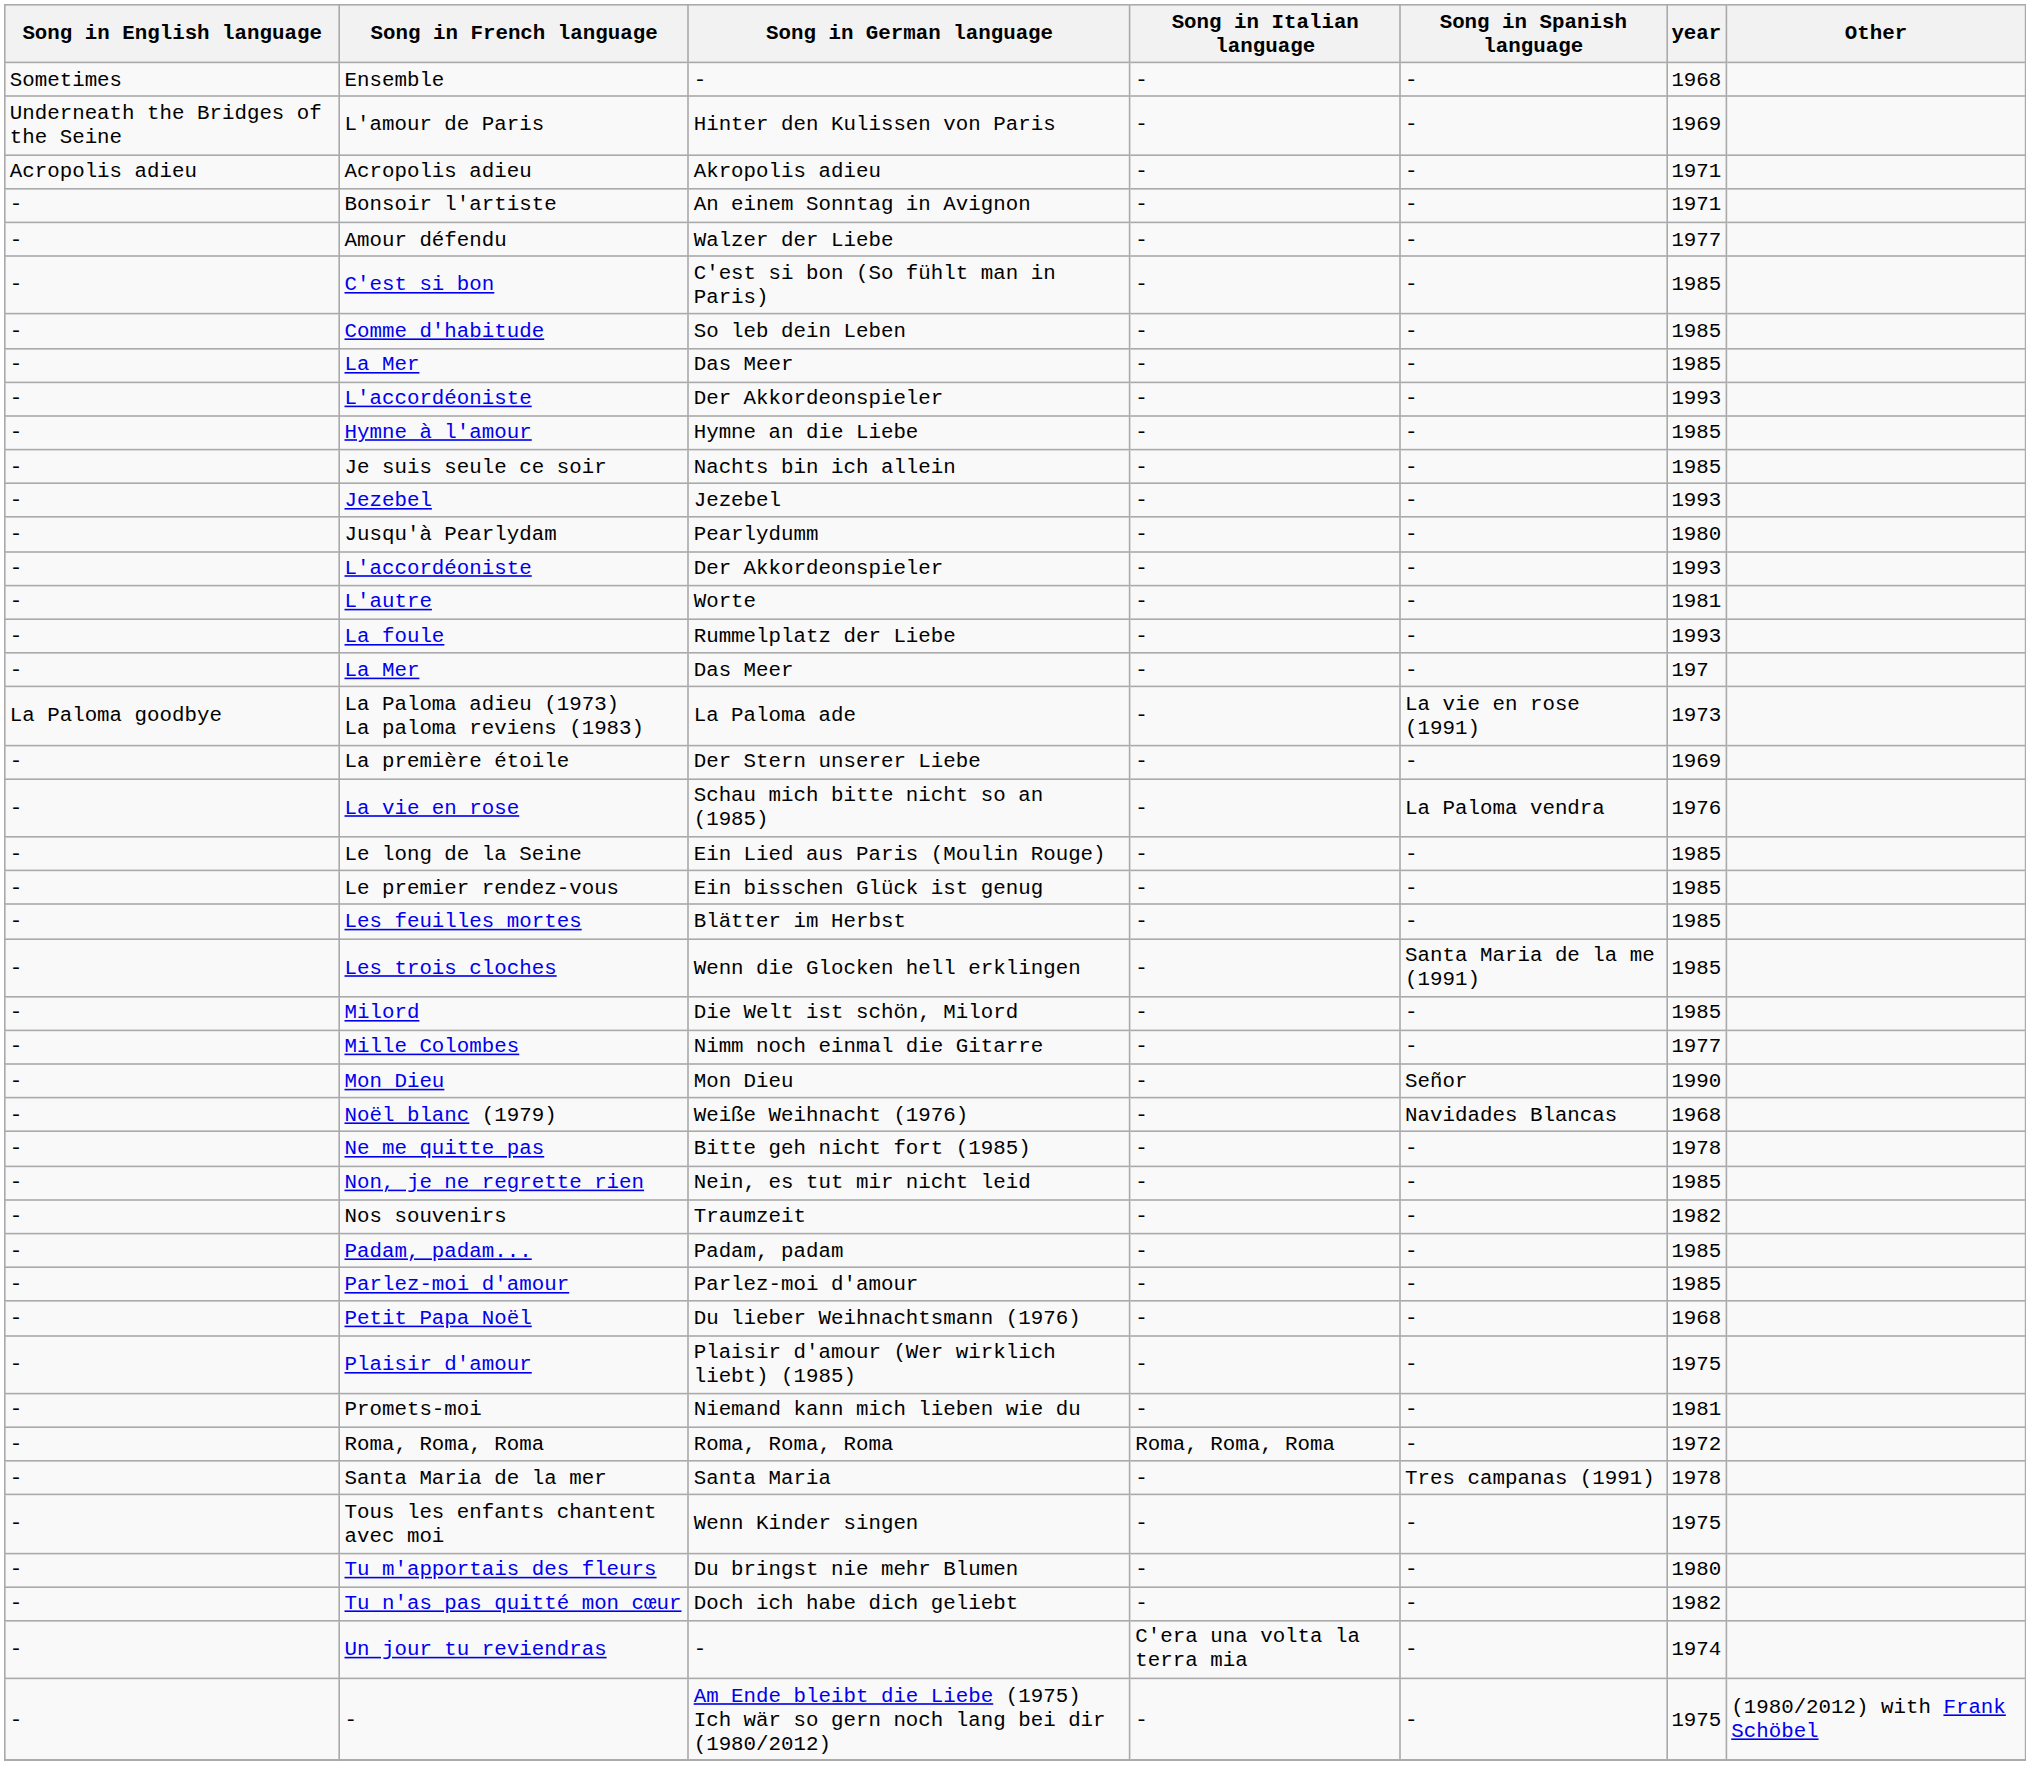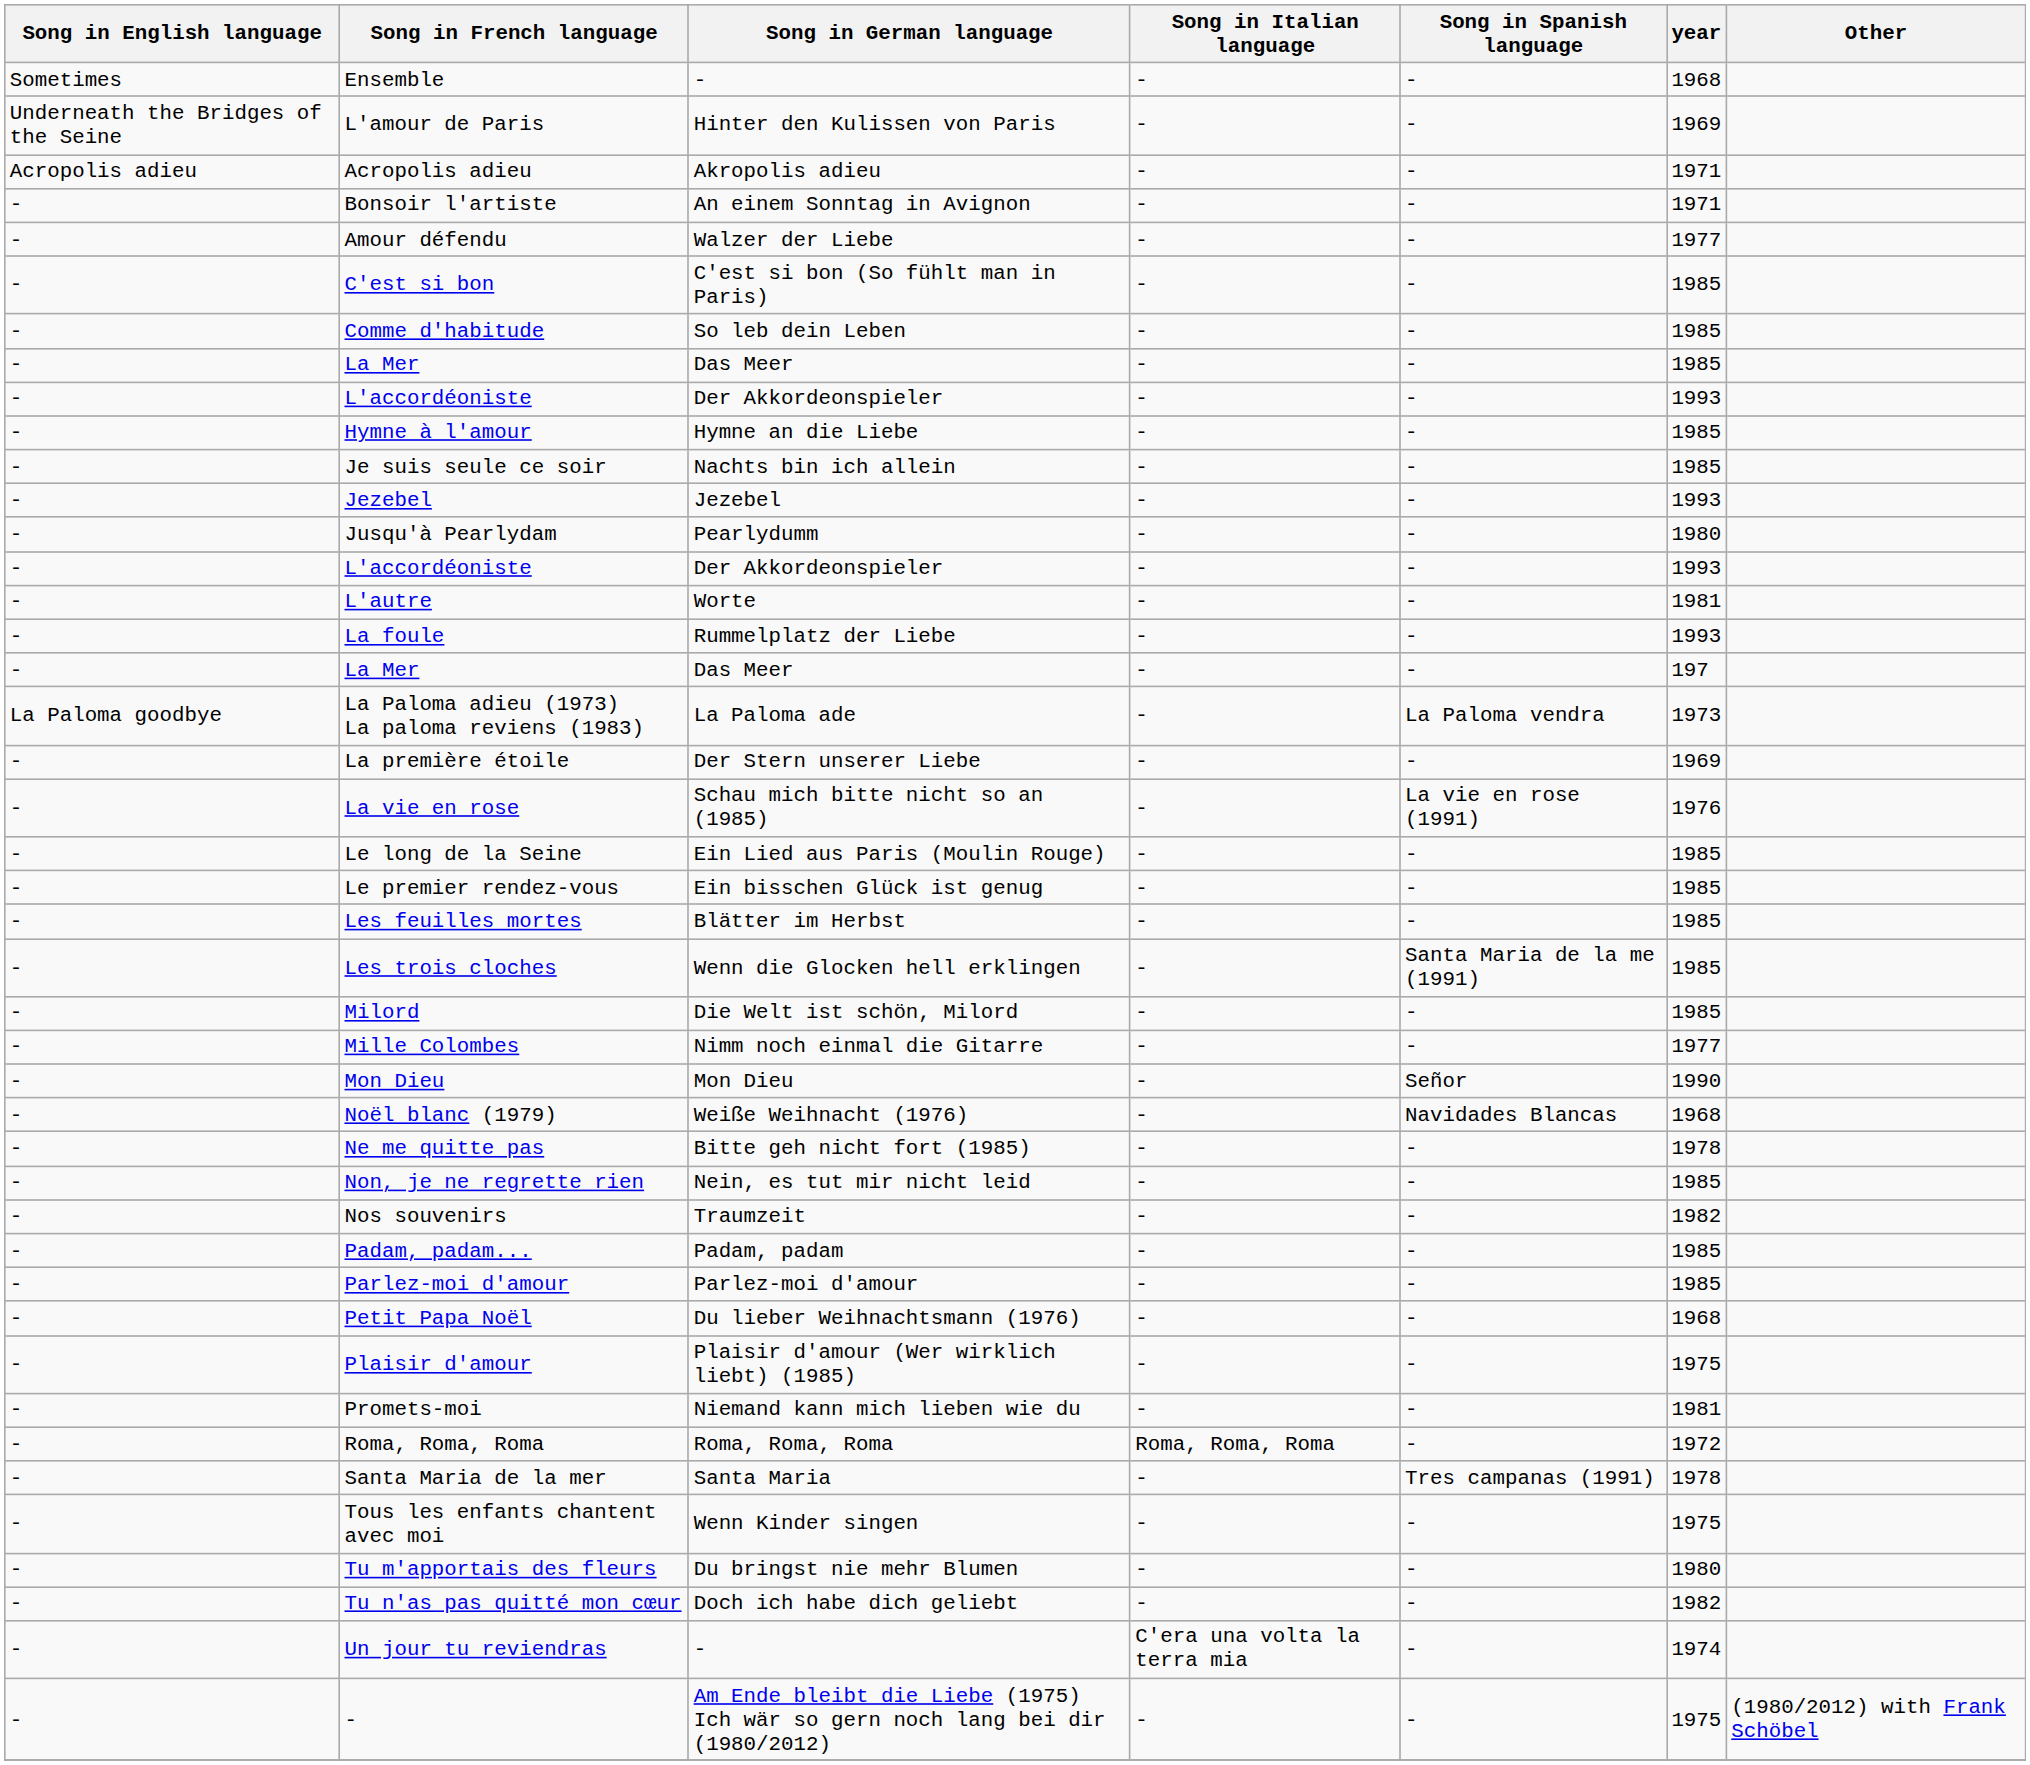(1492, 716) La vie en rose (1991) -> (1505, 716) La Paloma vendra
(1505, 808) La Paloma vendra -> (1492, 808) La vie en rose (1991)
